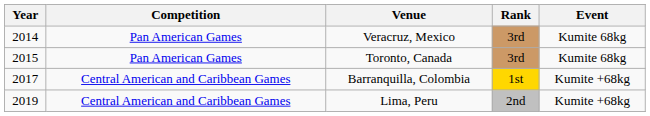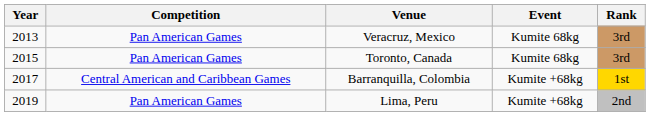columns swapped: (516, 15) <-> (592, 15)
(25, 36) 2014 -> (25, 36) 2013
(186, 101) Central American and Caribbean Games -> (186, 101) Pan American Games
